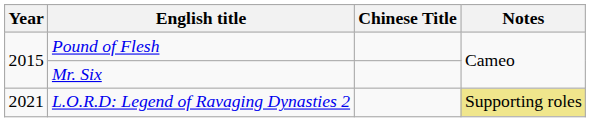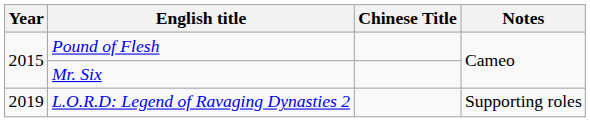(26, 102) 2021 -> (26, 102) 2019
(523, 102) khaki background -> (523, 102) no background
